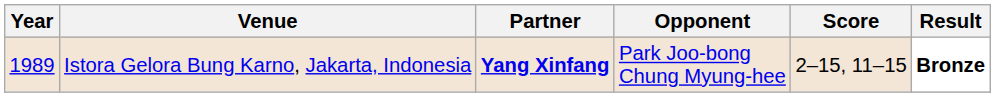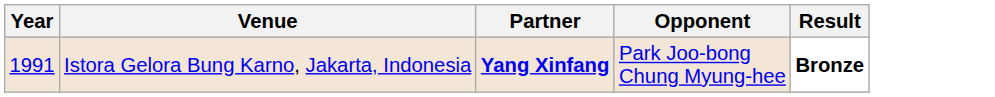- column: (851, 21)
(32, 64) 1989 -> (32, 64) 1991
